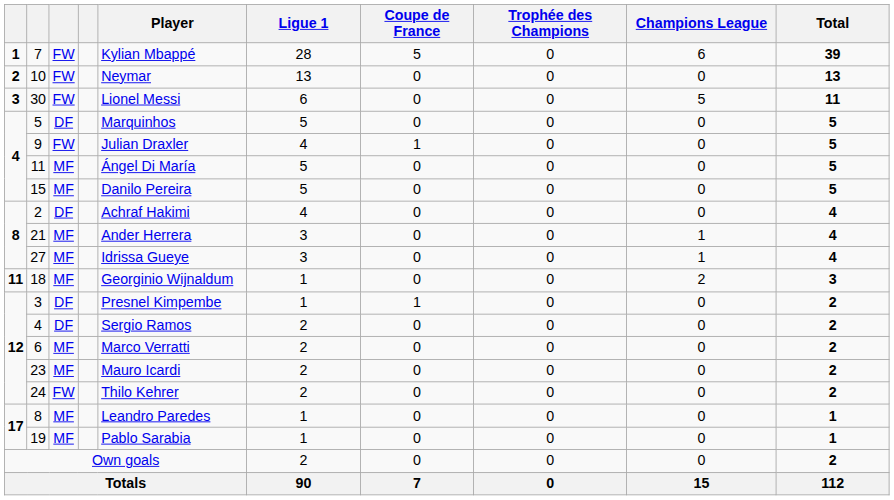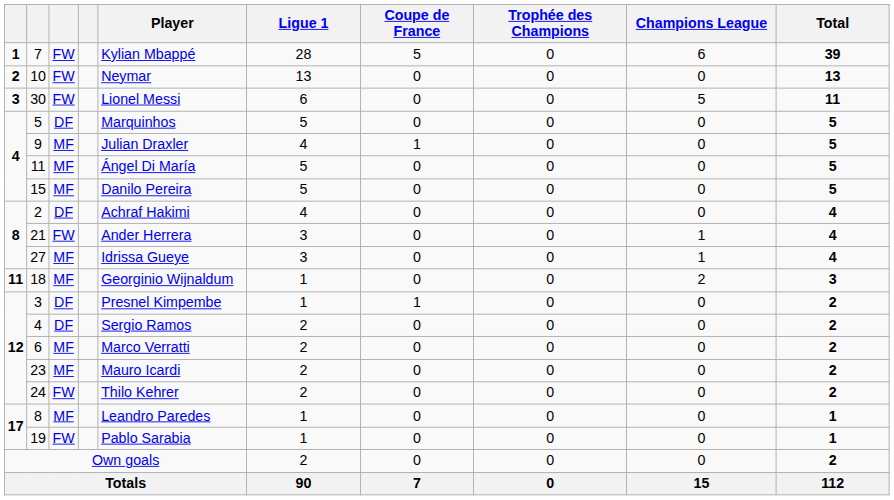(64, 144) FW -> (64, 144) MF
(64, 235) MF -> (64, 235) FW
(64, 438) MF -> (64, 438) FW
